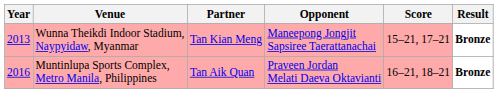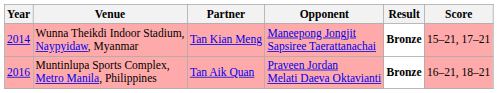columns swapped: (418, 14) <-> (473, 14)
(19, 40) 2013 -> (19, 40) 2014
